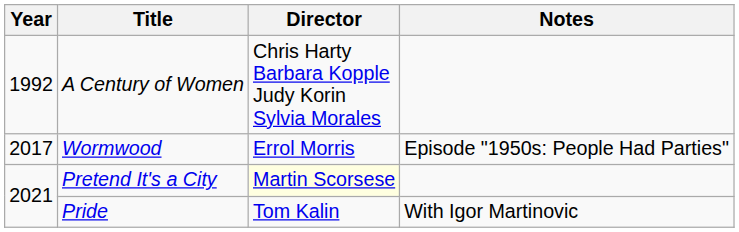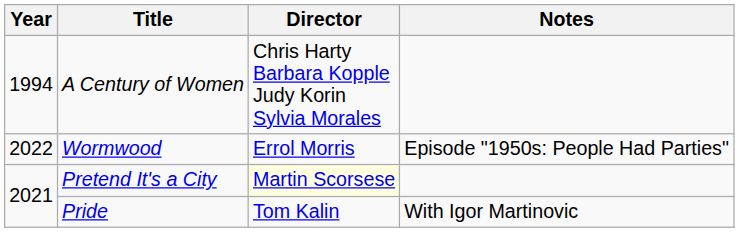(31, 84) 1992 -> (31, 84) 1994
(31, 148) 2017 -> (31, 148) 2022
